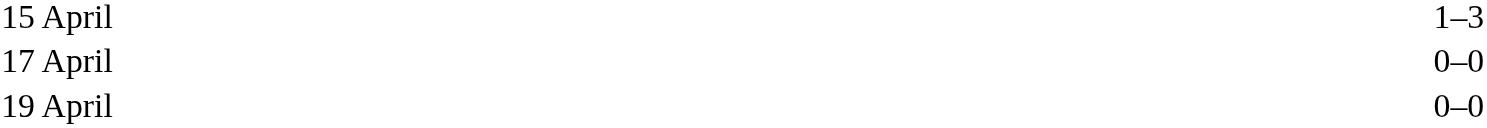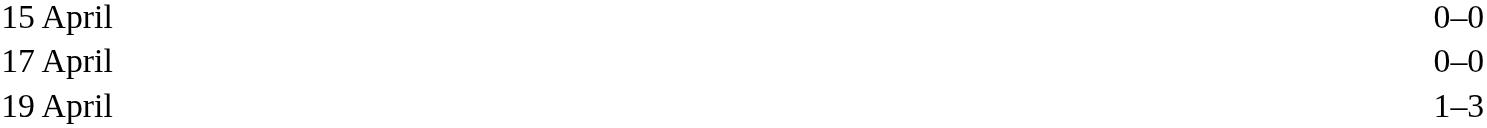(1459, 16) 1–3 -> (1459, 16) 0–0
(1459, 105) 0–0 -> (1459, 105) 1–3
